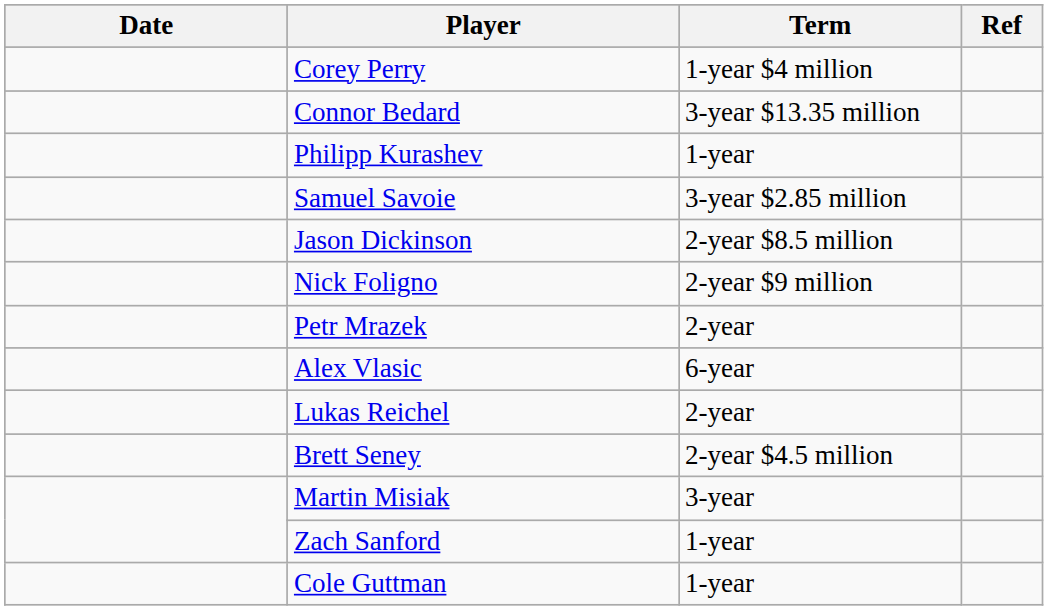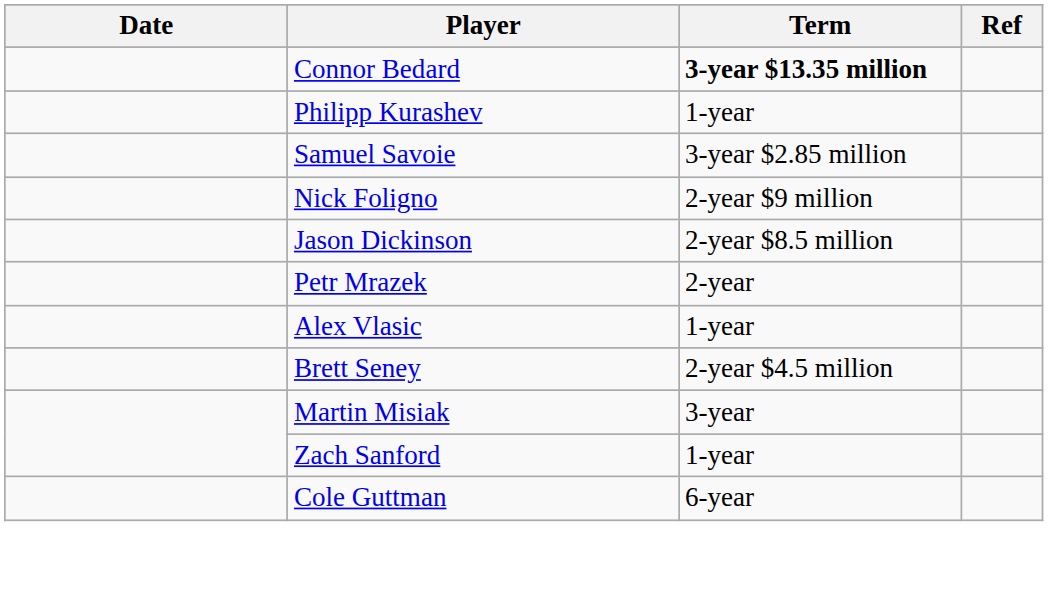- row: (360, 68)
(802, 111) normal -> (806, 68) bold
rows swapped: (366, 283) <-> (383, 240)
(719, 369) 6-year -> (719, 326) 1-year
- row: (372, 411)
(719, 583) 1-year -> (719, 497) 6-year
